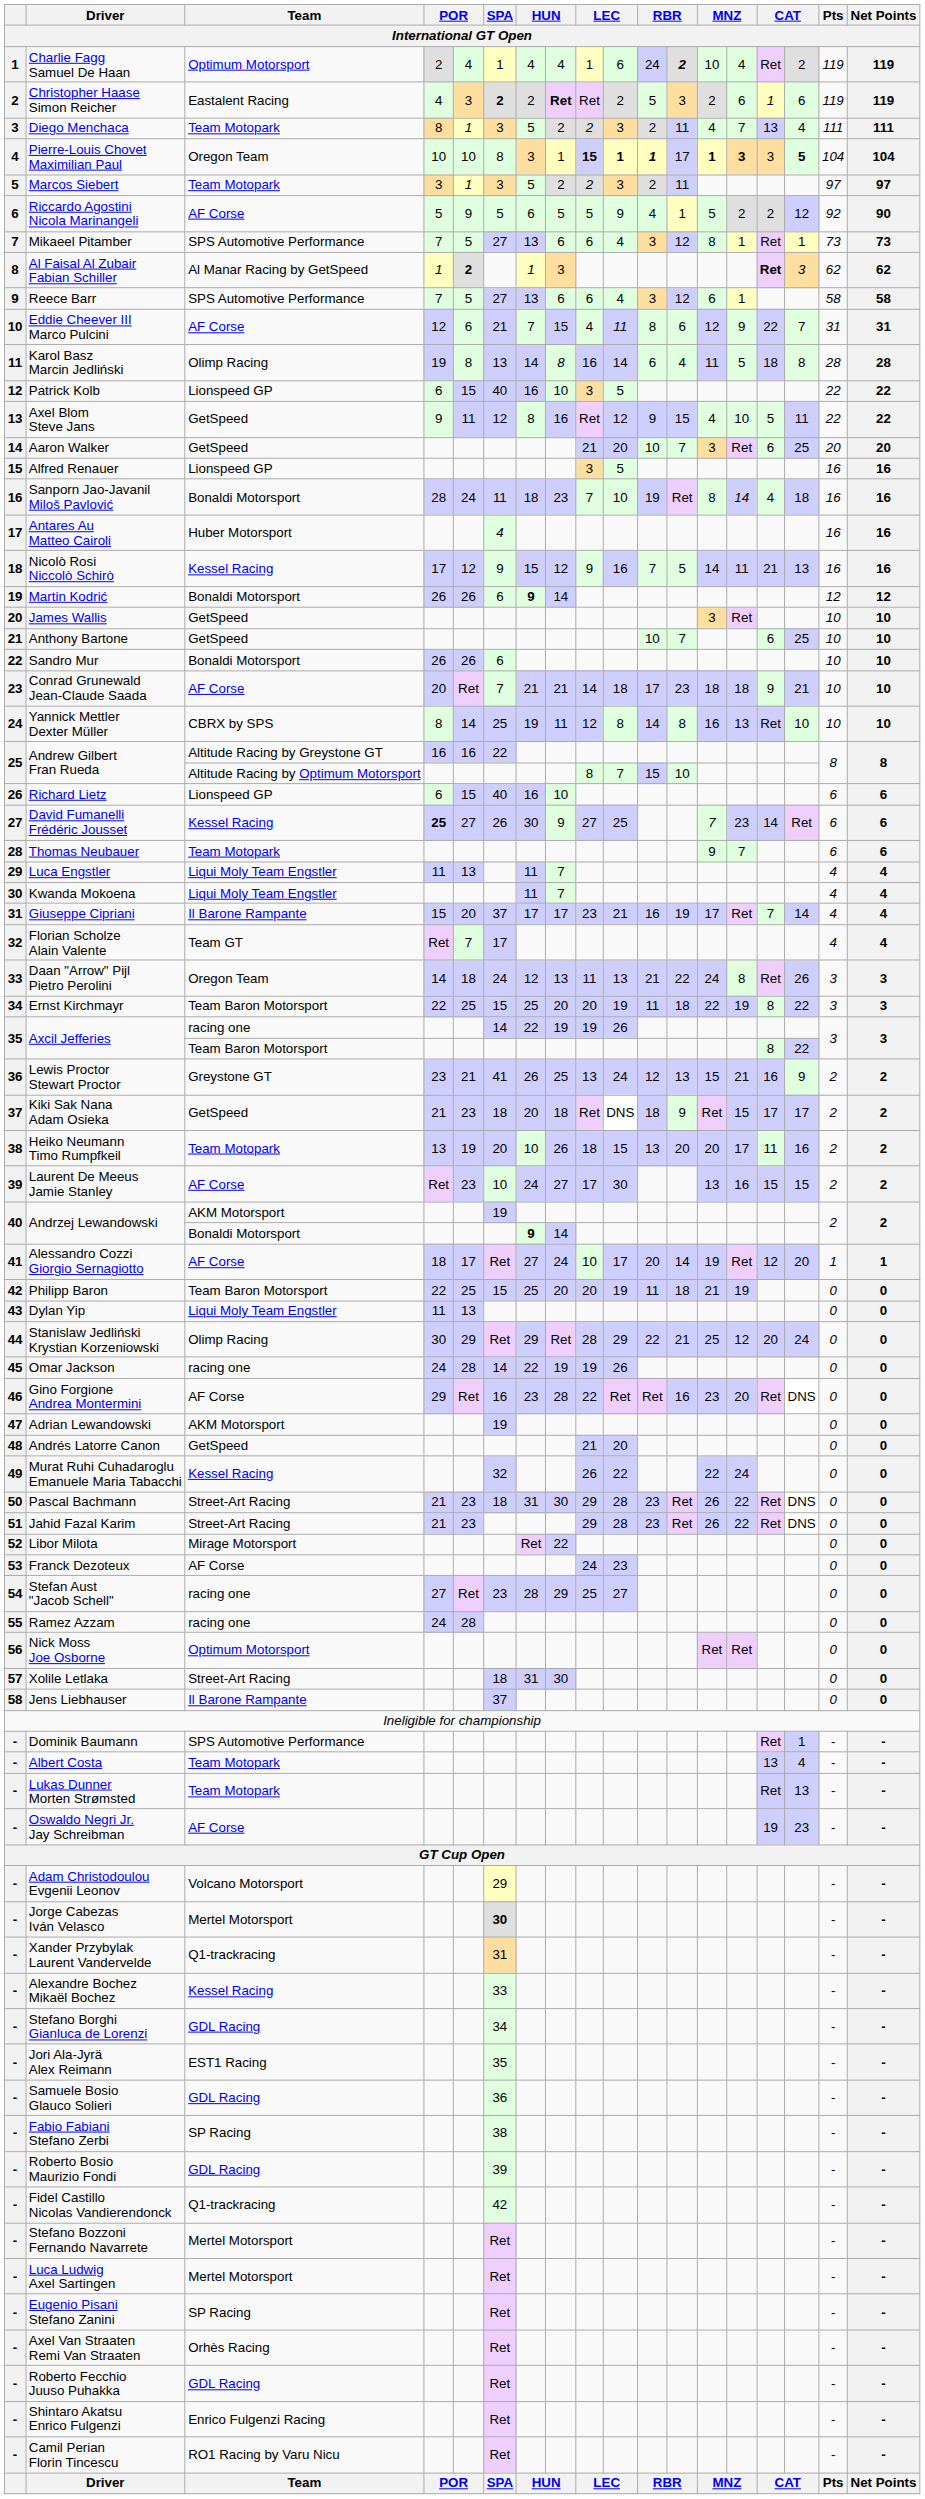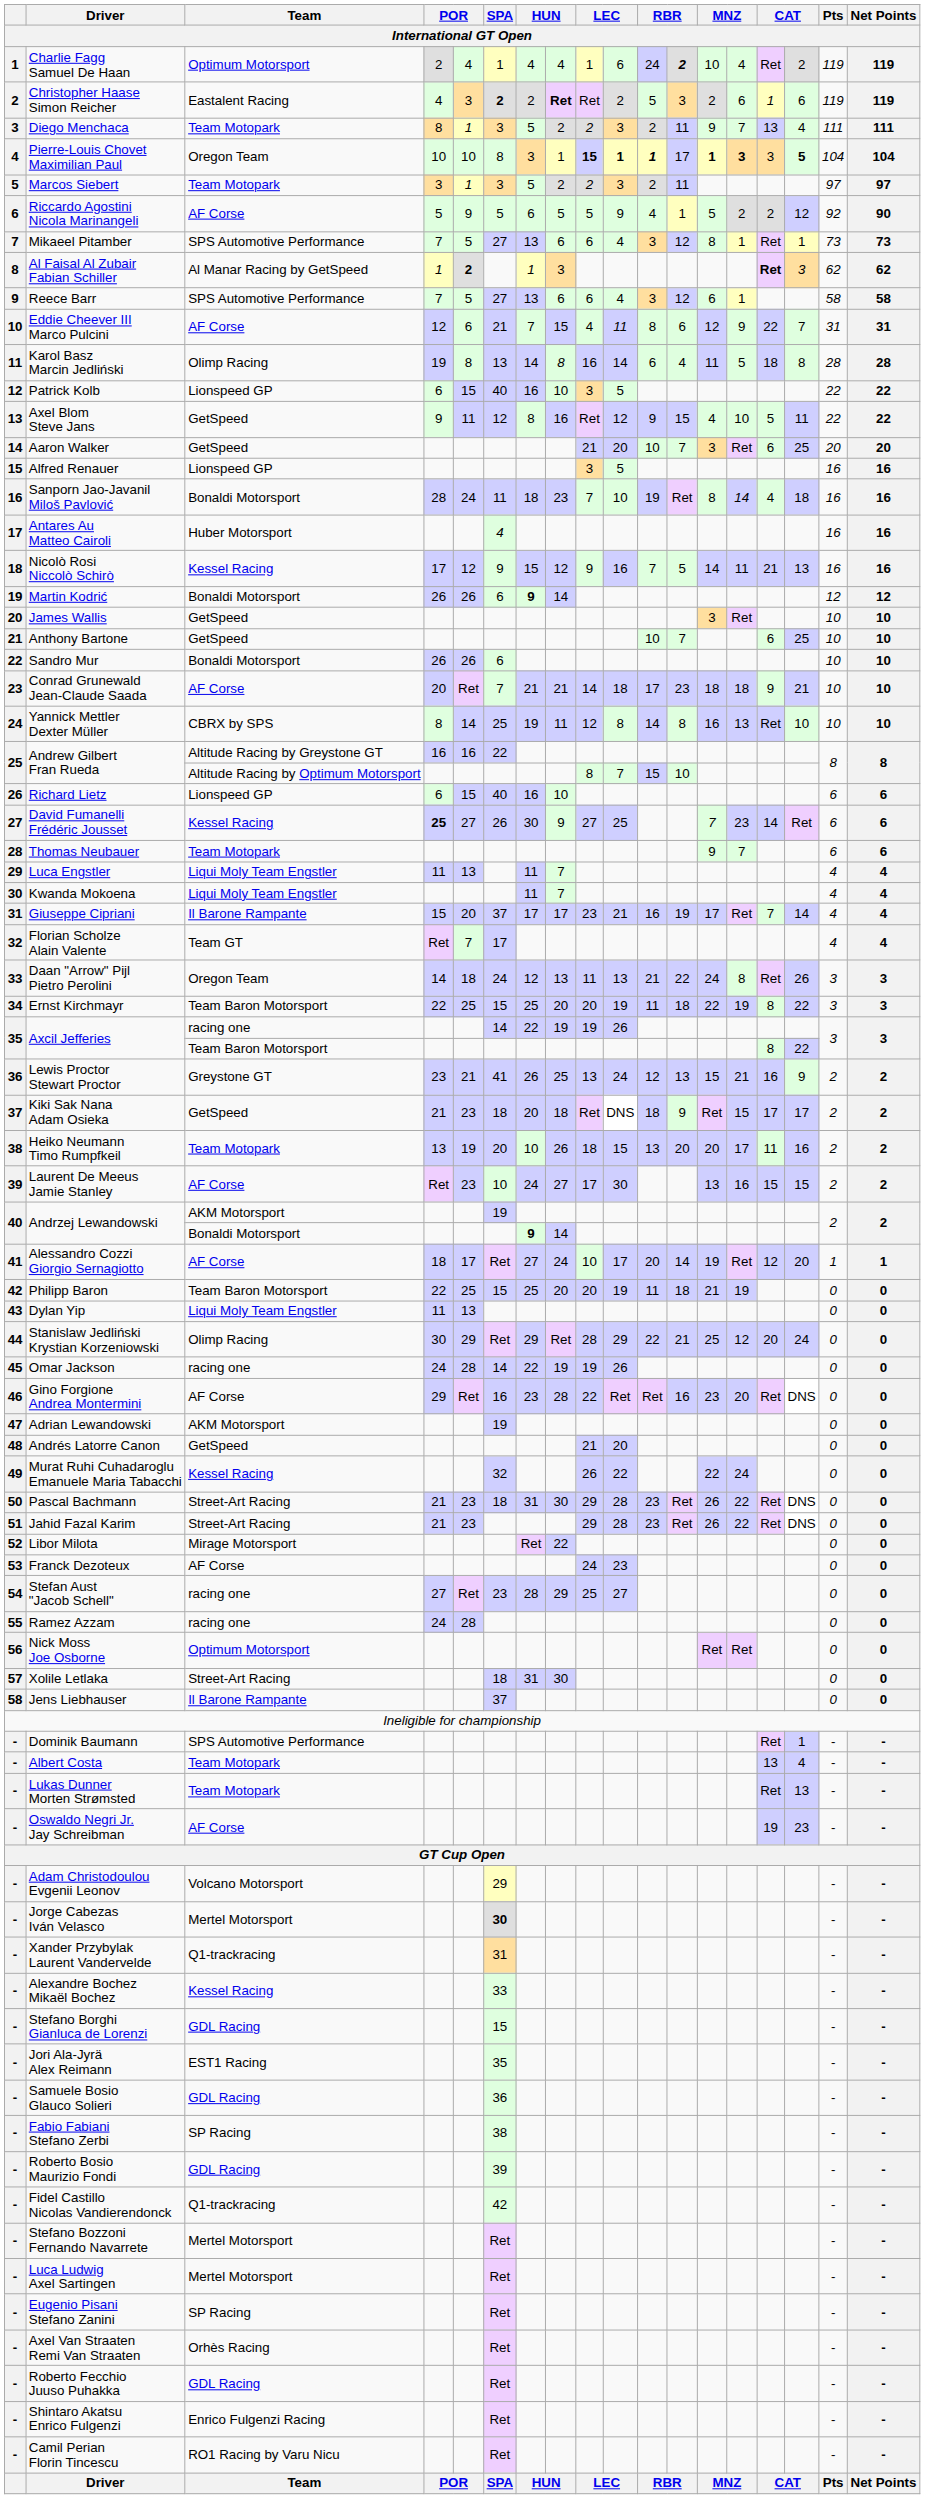(712, 128) 4 -> (712, 128) 9
(500, 2026) 34 -> (500, 2026) 15
